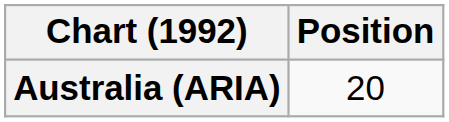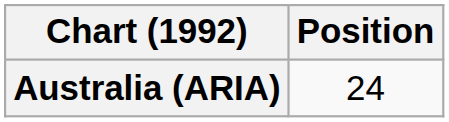(365, 87) 20 -> (365, 87) 24
